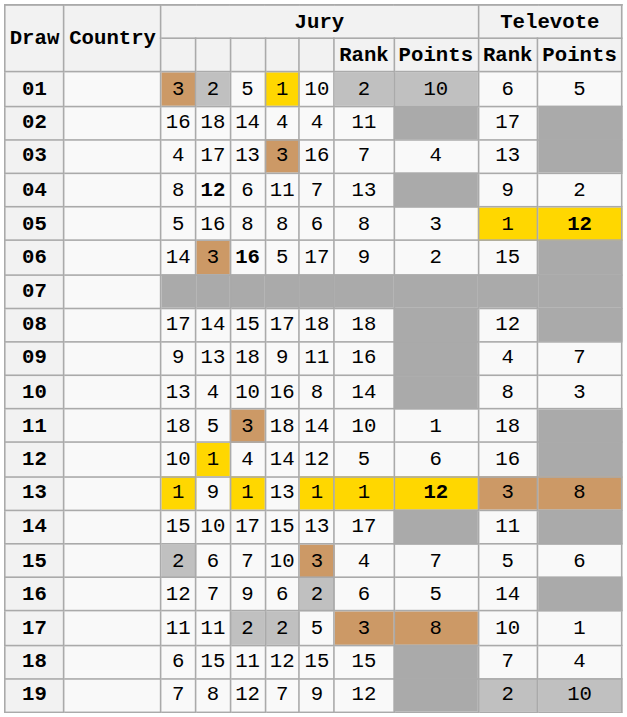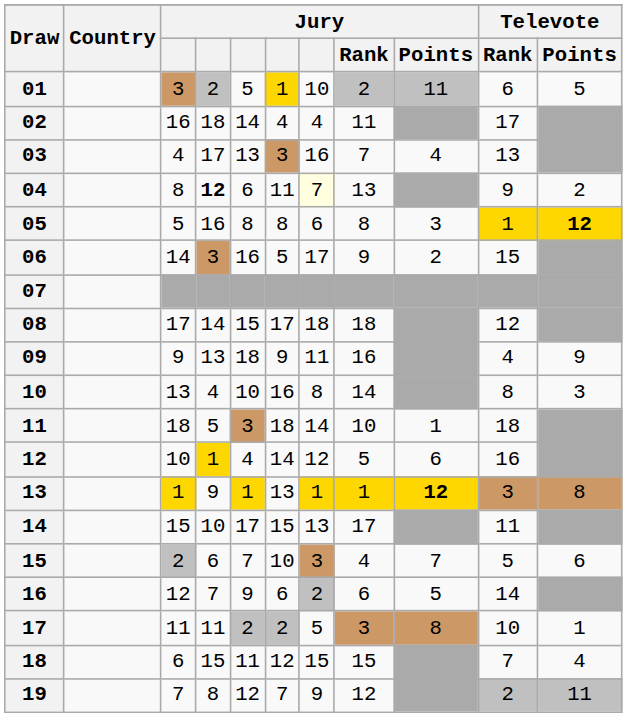(436, 89) 10 -> (436, 89) 11
(317, 190) no background -> (317, 190) lightyellow background
(248, 257) bold -> (248, 257) normal
(580, 359) 7 -> (580, 359) 9
(580, 695) 10 -> (580, 695) 11
